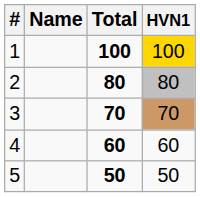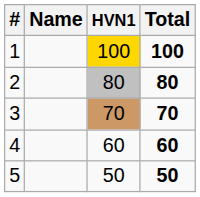columns swapped: (168, 21) <-> (115, 20)
